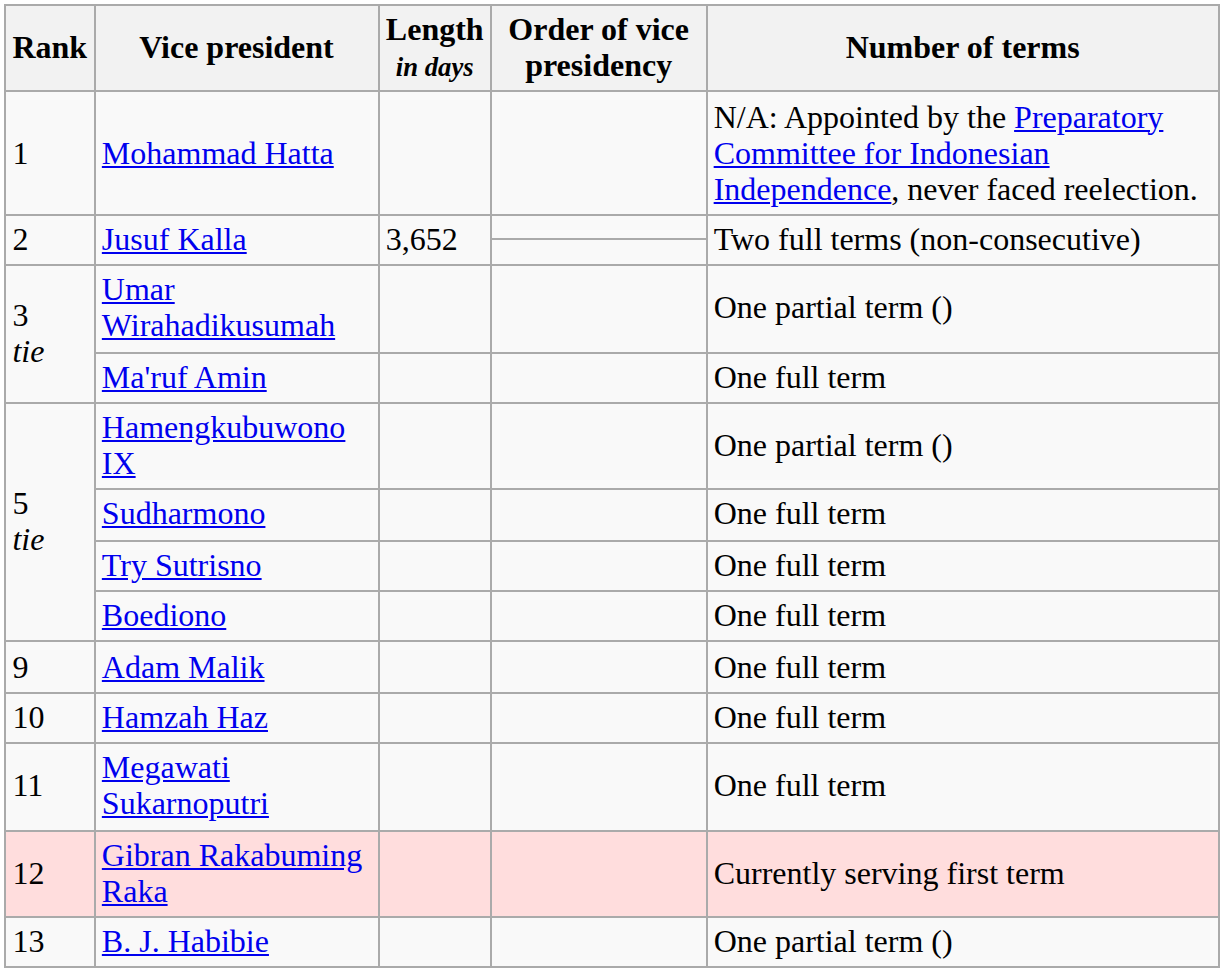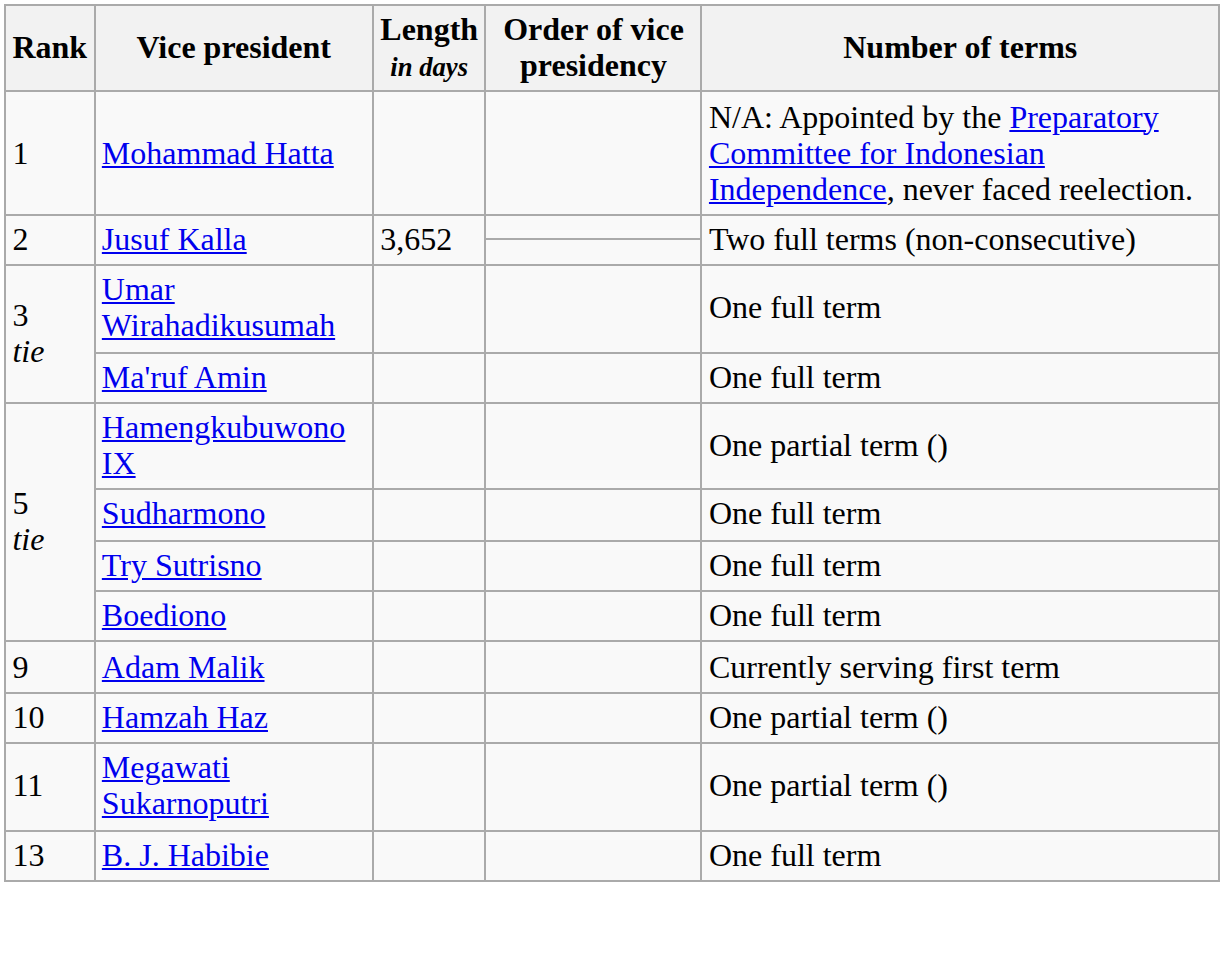(833, 308) One partial term () -> (795, 308) One full term
(800, 666) One full term -> (884, 666) Currently serving first term
(800, 717) One full term -> (828, 717) One partial term ()
(800, 786) One full term -> (828, 786) One partial term ()
- row: (28, 872)
(833, 941) One partial term () -> (795, 854) One full term
